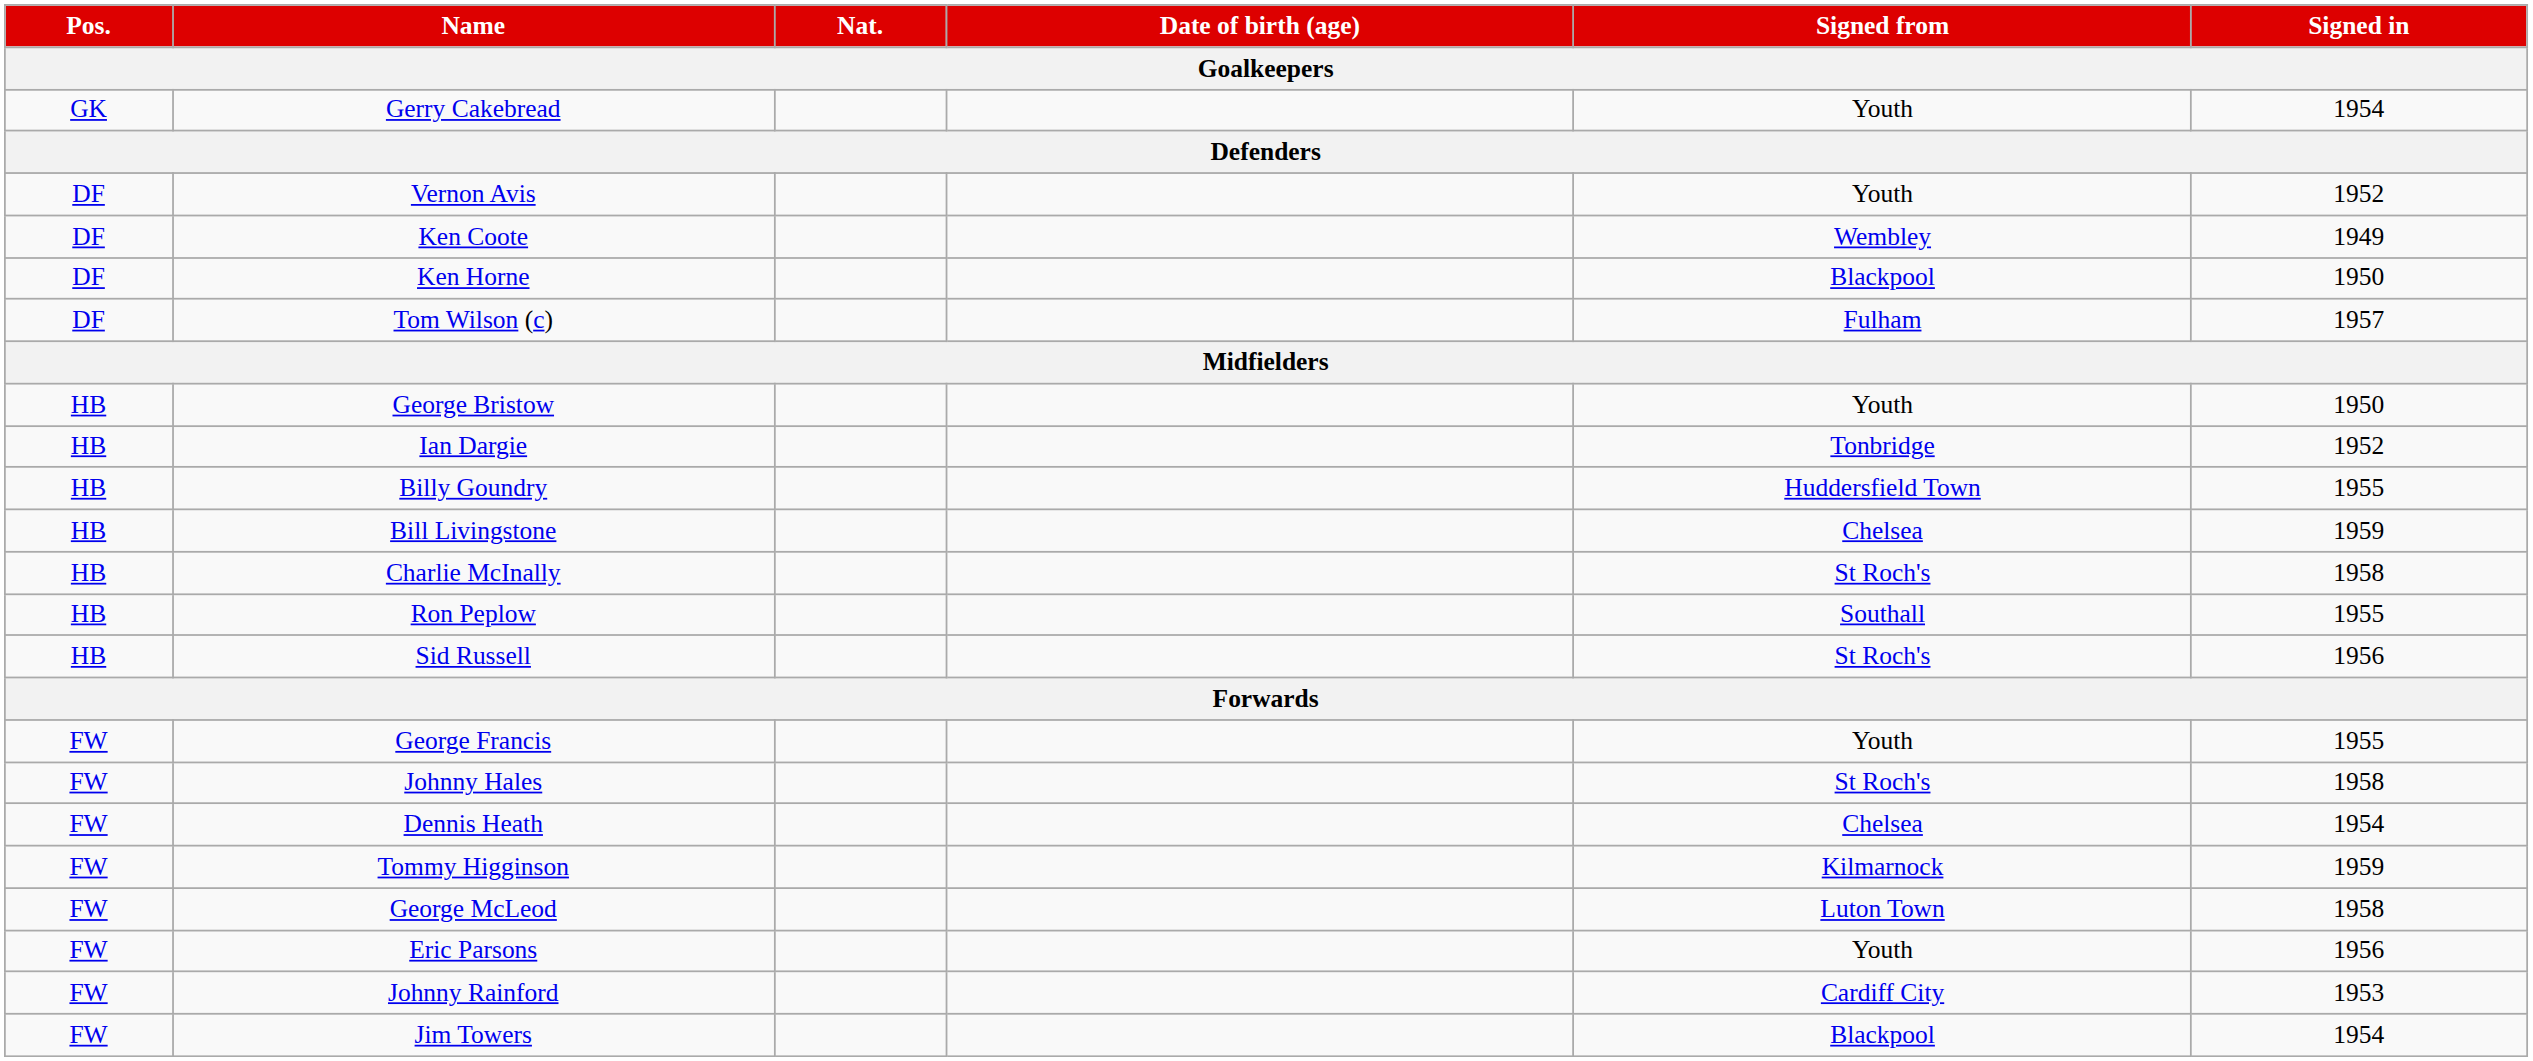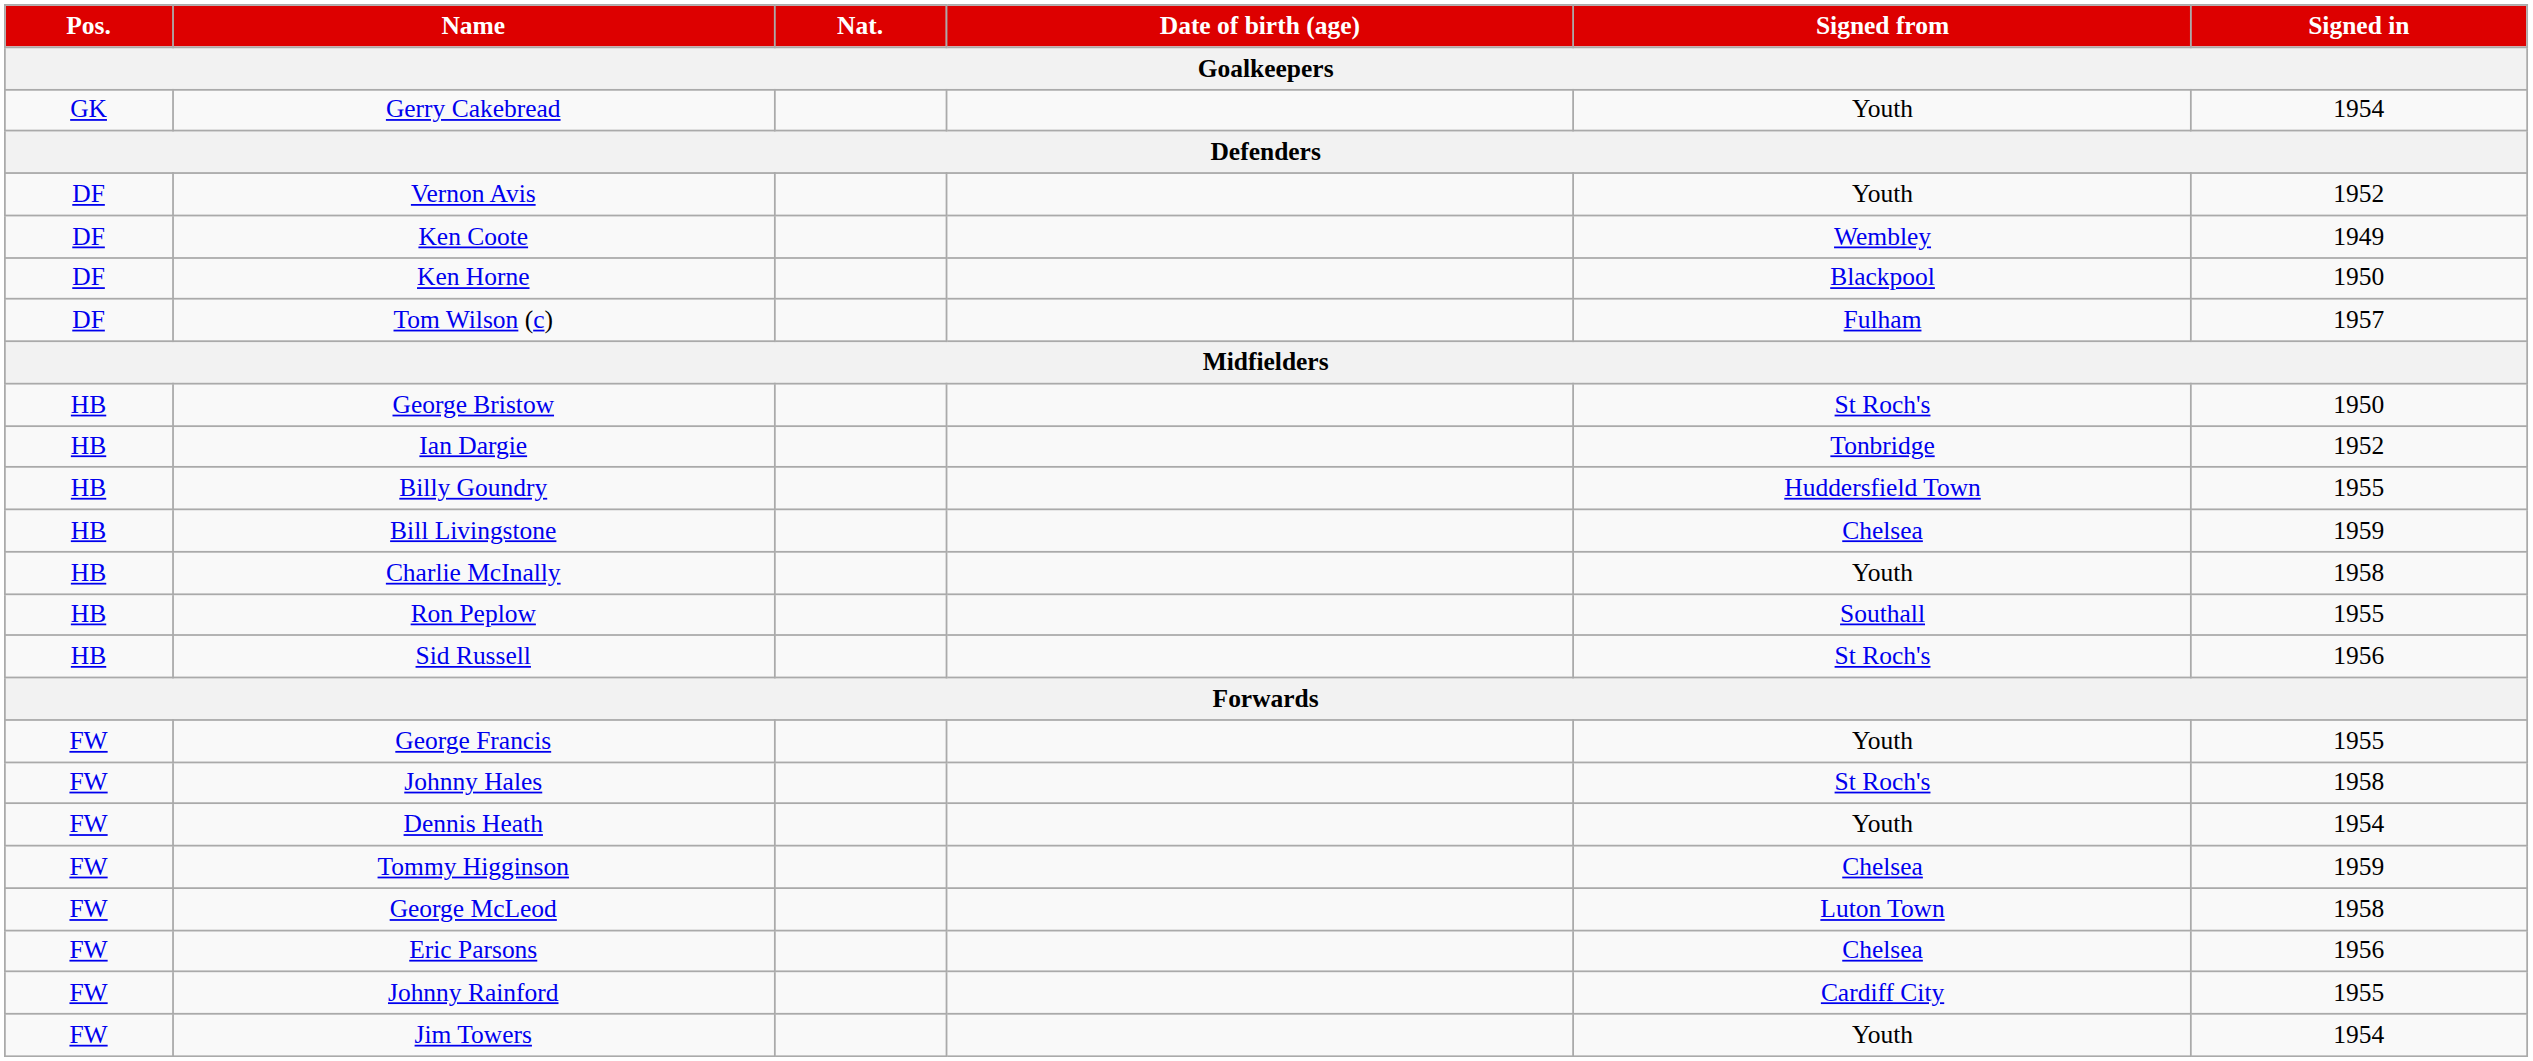(1883, 404) Youth -> (1883, 404) St Roch's
(1883, 572) St Roch's -> (1883, 572) Youth
(1883, 824) Chelsea -> (1883, 824) Youth
(1883, 866) Kilmarnock -> (1883, 866) Chelsea
(1883, 950) Youth -> (1883, 950) Chelsea
(2359, 992) 1953 -> (2359, 992) 1955
(1883, 1034) Blackpool -> (1883, 1034) Youth
